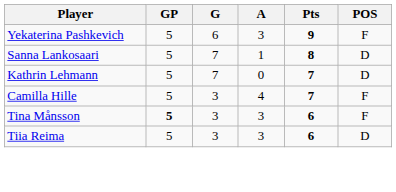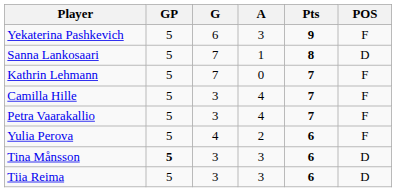(365, 75) D -> (365, 75) F
+ row: (51, 116)
+ row: (40, 136)
(365, 116) F -> (365, 156) D
